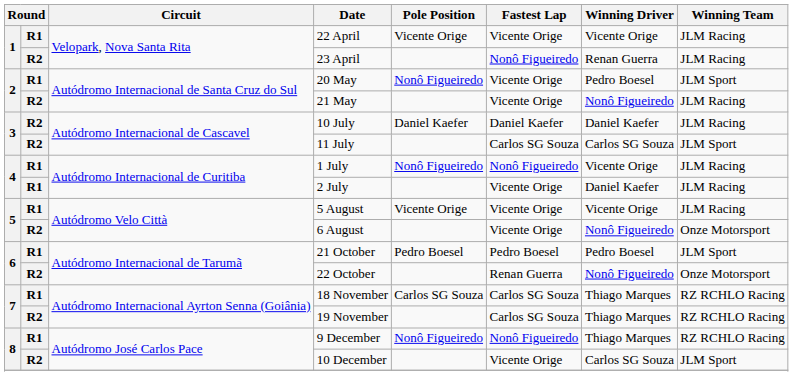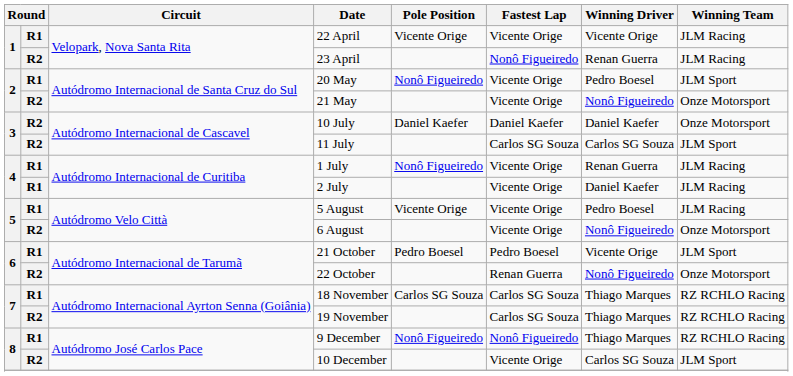(713, 101) JLM Racing -> (725, 101) Onze Motorsport
(713, 122) JLM Racing -> (725, 122) Onze Motorsport
(534, 165) Nonô Figueiredo -> (526, 165) Vicente Orige
(621, 165) Vicente Orige -> (621, 165) Renan Guerra
(621, 208) Vicente Orige -> (620, 208) Pedro Boesel
(620, 251) Pedro Boesel -> (621, 251) Vicente Orige
